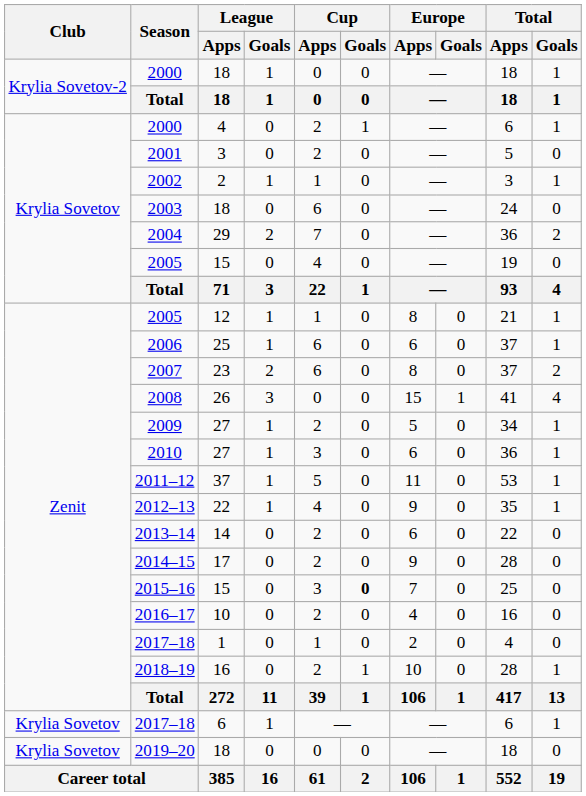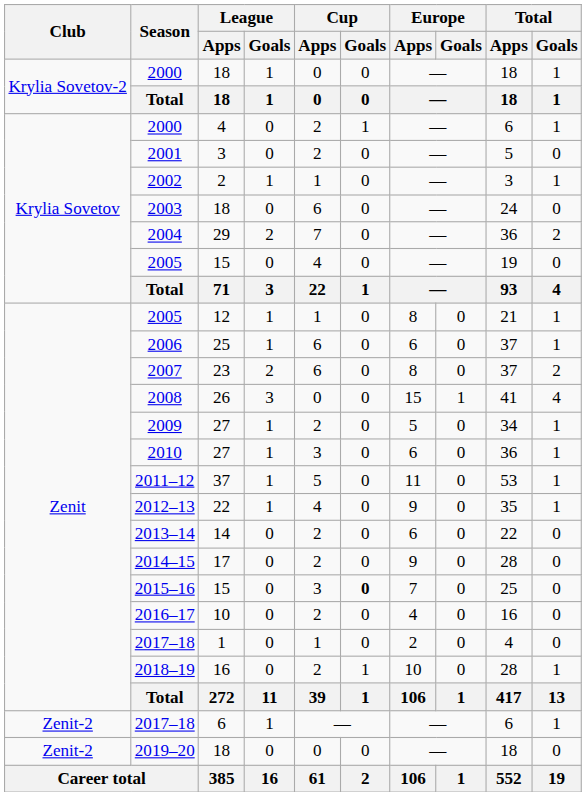(68, 724) Krylia Sovetov -> (68, 724) Zenit-2
(68, 751) Krylia Sovetov -> (68, 751) Zenit-2
